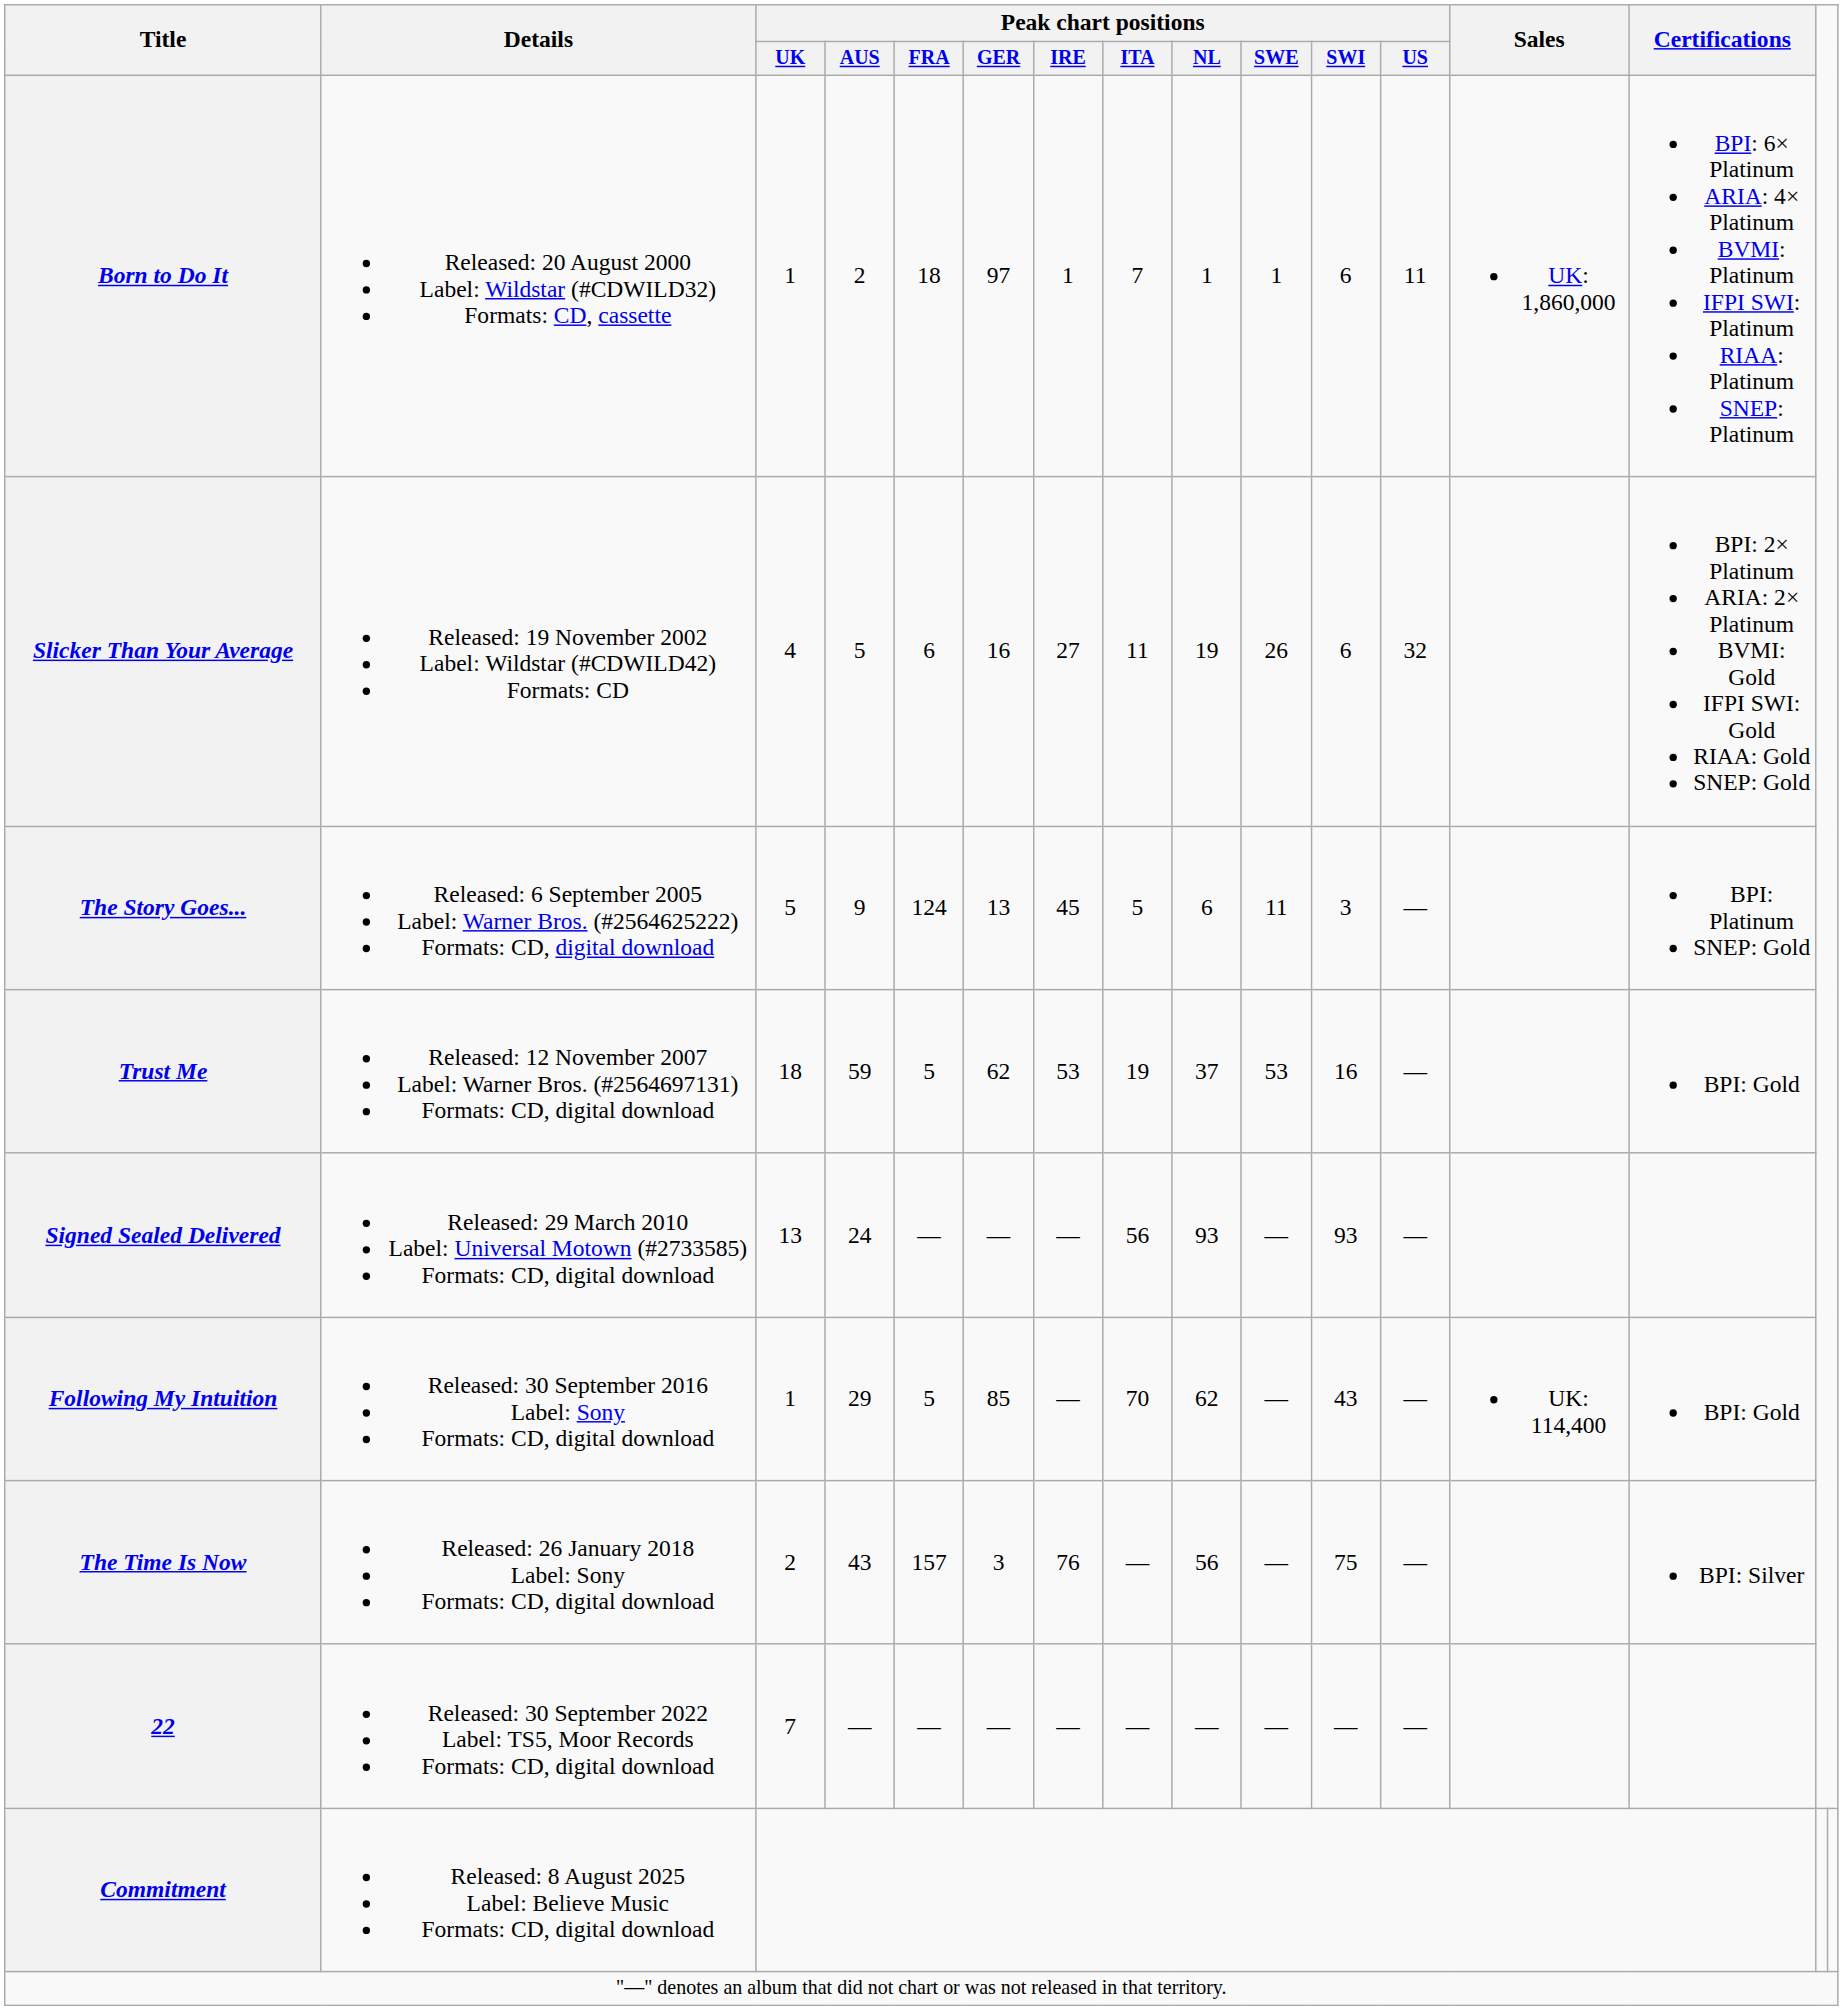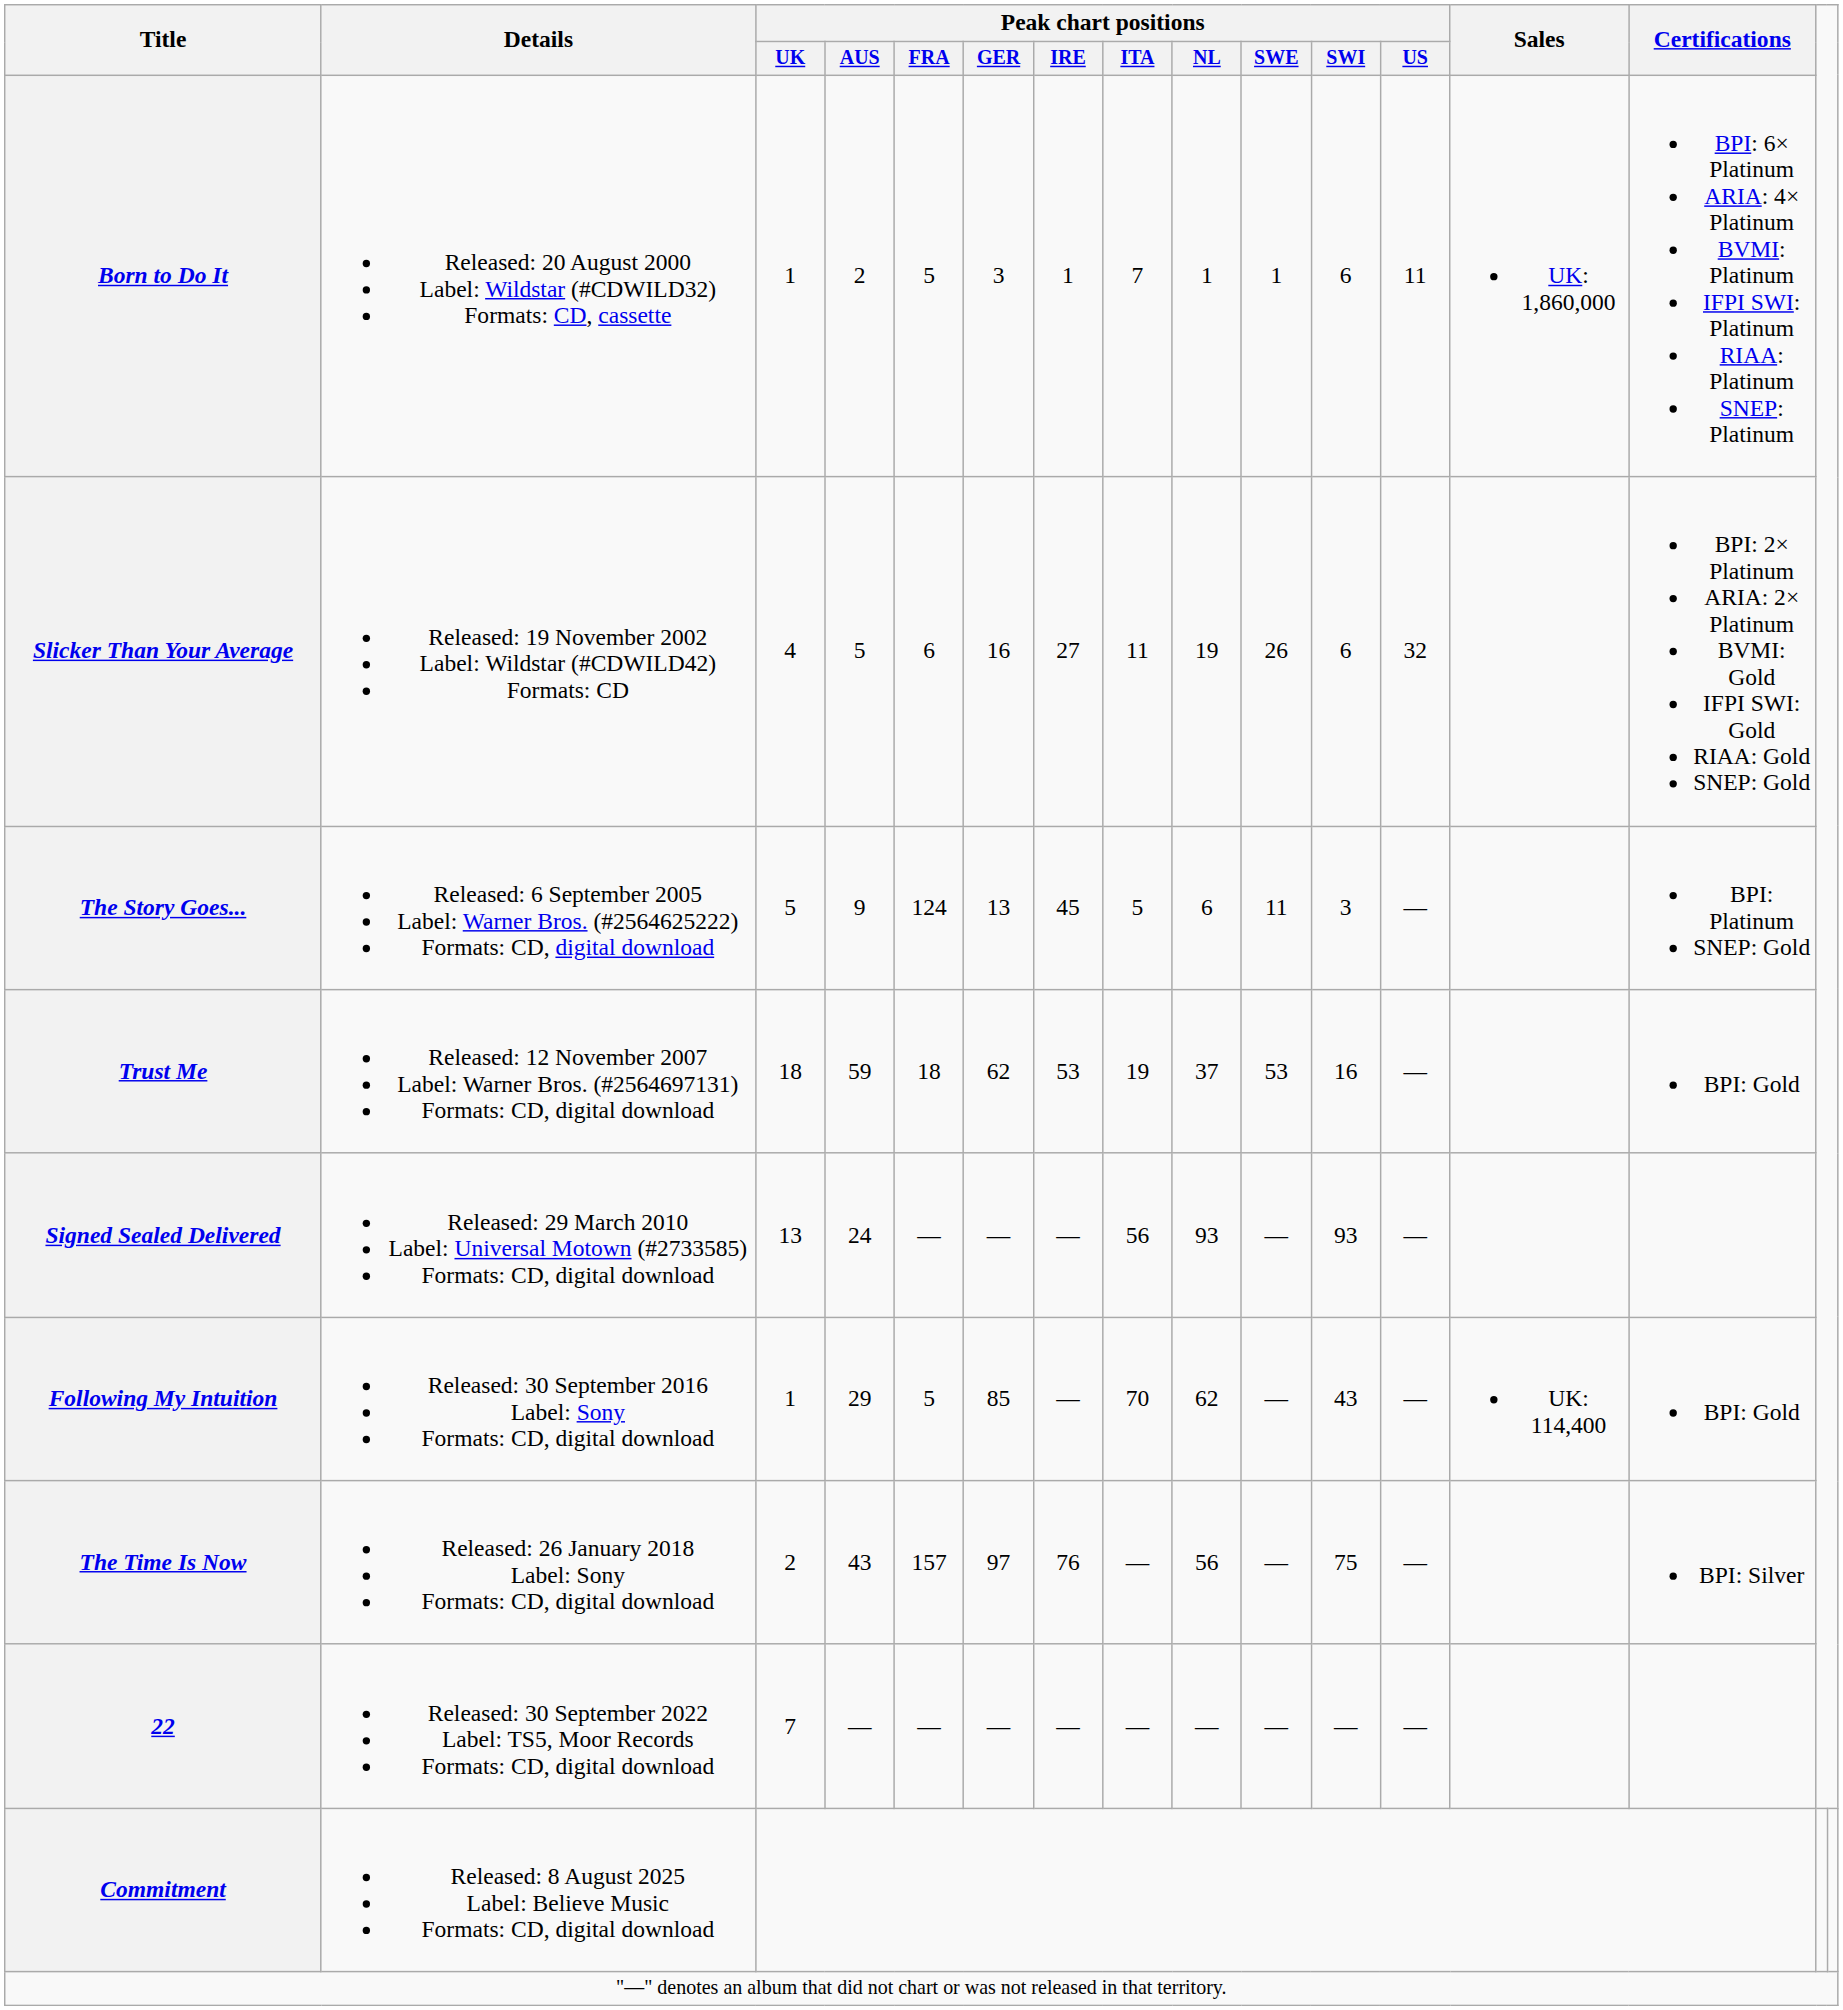(929, 275) 18 -> (929, 275) 5
(999, 275) 97 -> (999, 275) 3
(929, 1071) 5 -> (929, 1071) 18
(999, 1562) 3 -> (999, 1562) 97
